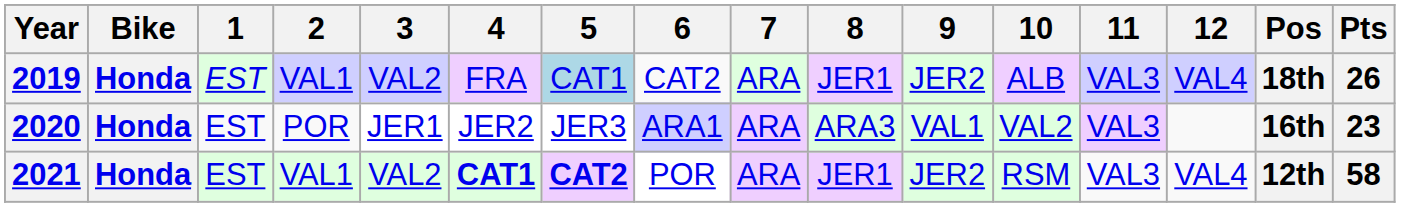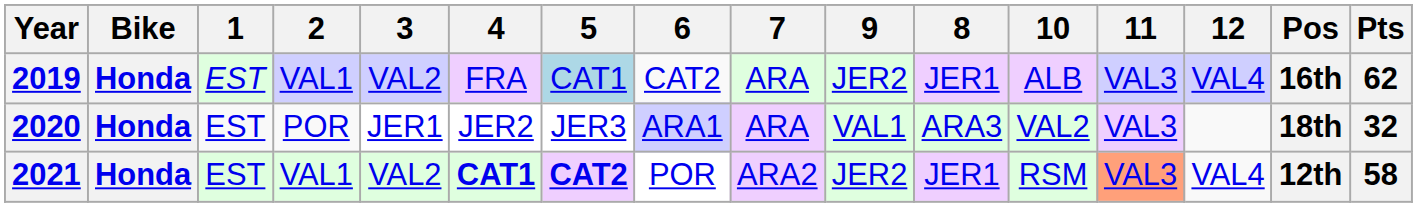columns swapped: (855, 28) <-> (947, 28)
(1294, 77) 18th -> (1311, 77) 16th
(1364, 77) 26 -> (1381, 77) 62
(1294, 126) 16th -> (1311, 126) 18th
(1364, 126) 23 -> (1381, 126) 32
(769, 175) ARA -> (777, 175) ARA2
(1123, 175) no background -> (1141, 175) lightsalmon background
